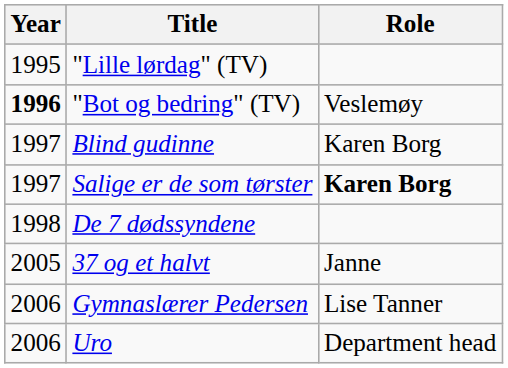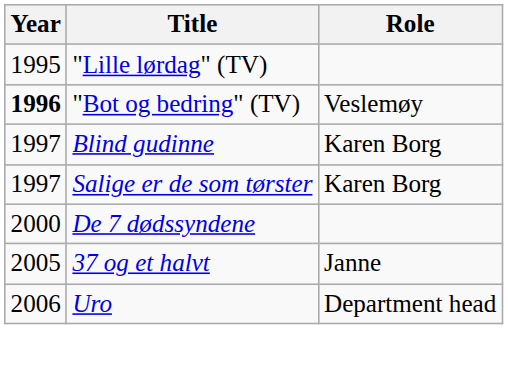(388, 183) bold -> (383, 183) normal
(36, 223) 1998 -> (36, 223) 2000
- row: (190, 303)
